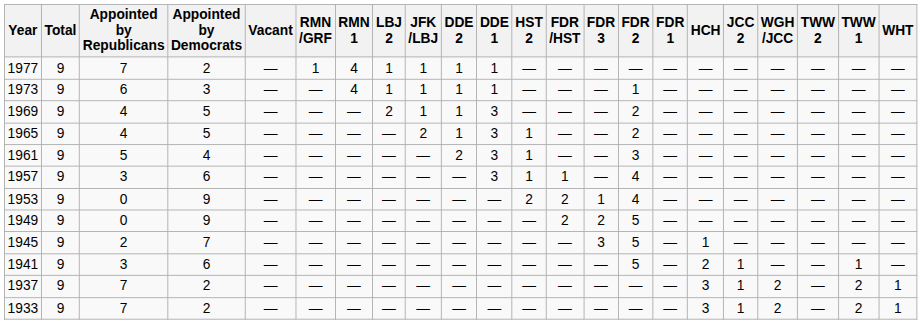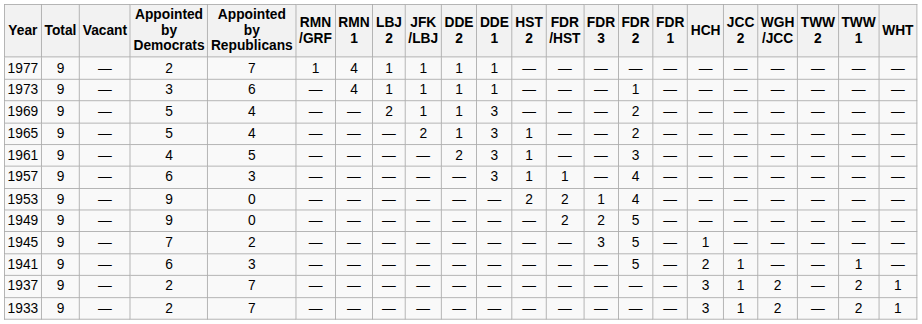columns swapped: (124, 30) <-> (271, 30)
